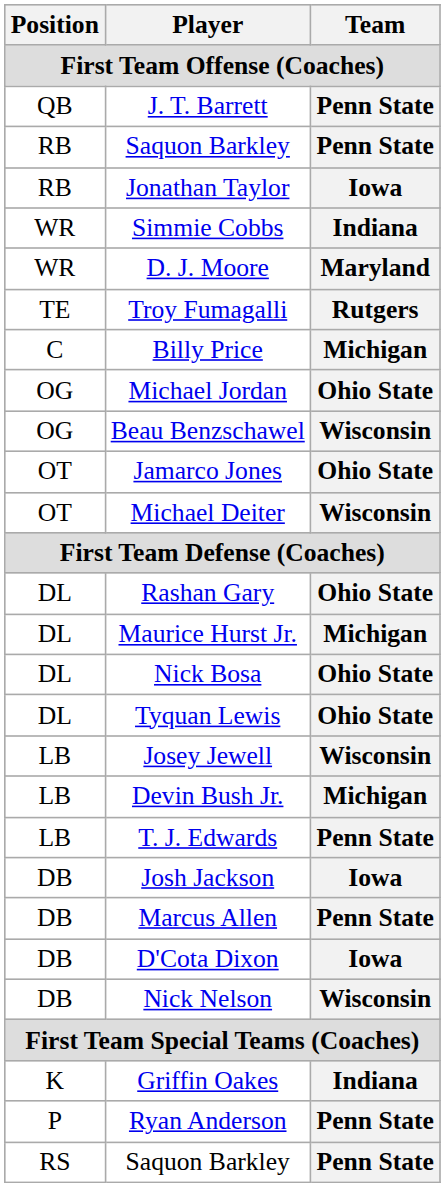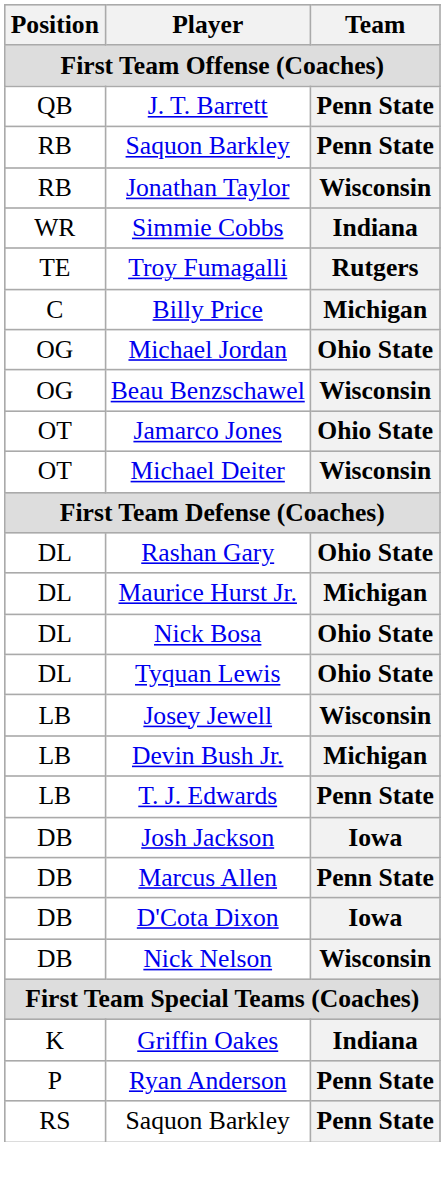(375, 187) Iowa -> (375, 187) Wisconsin
- row: (55, 268)
